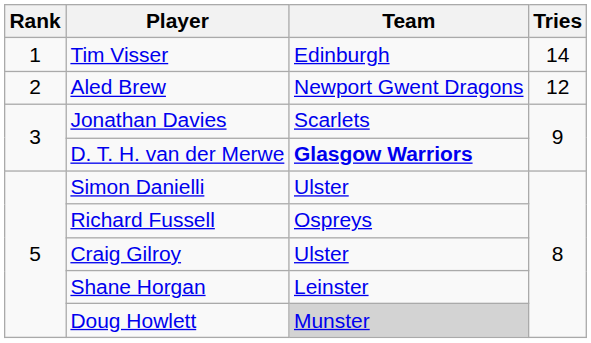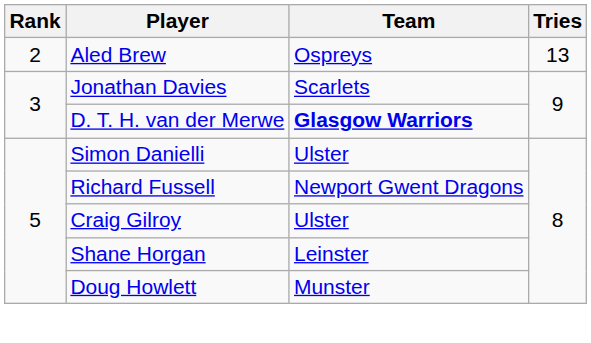- row: (119, 54)
(409, 87) Newport Gwent Dragons -> (333, 54) Ospreys
(558, 87) 12 -> (558, 54) 13
(333, 220) Ospreys -> (409, 187) Newport Gwent Dragons
(332, 320) lightgrey background -> (332, 287) no background
